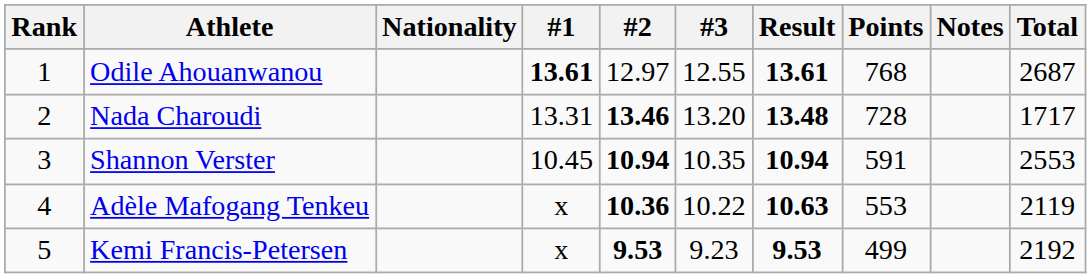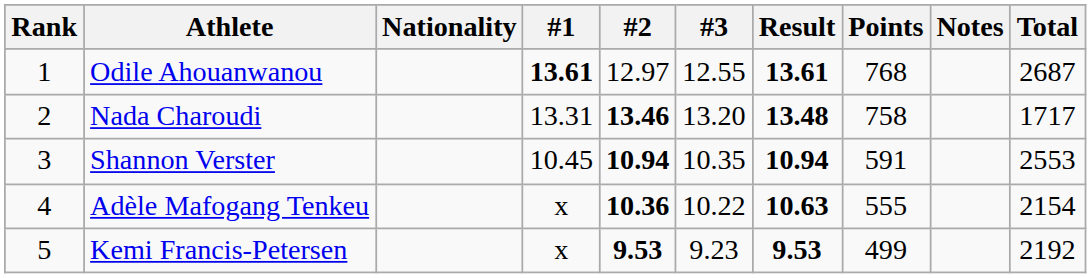(886, 116) 728 -> (886, 116) 758
(886, 205) 553 -> (886, 205) 555
(1047, 205) 2119 -> (1047, 205) 2154
